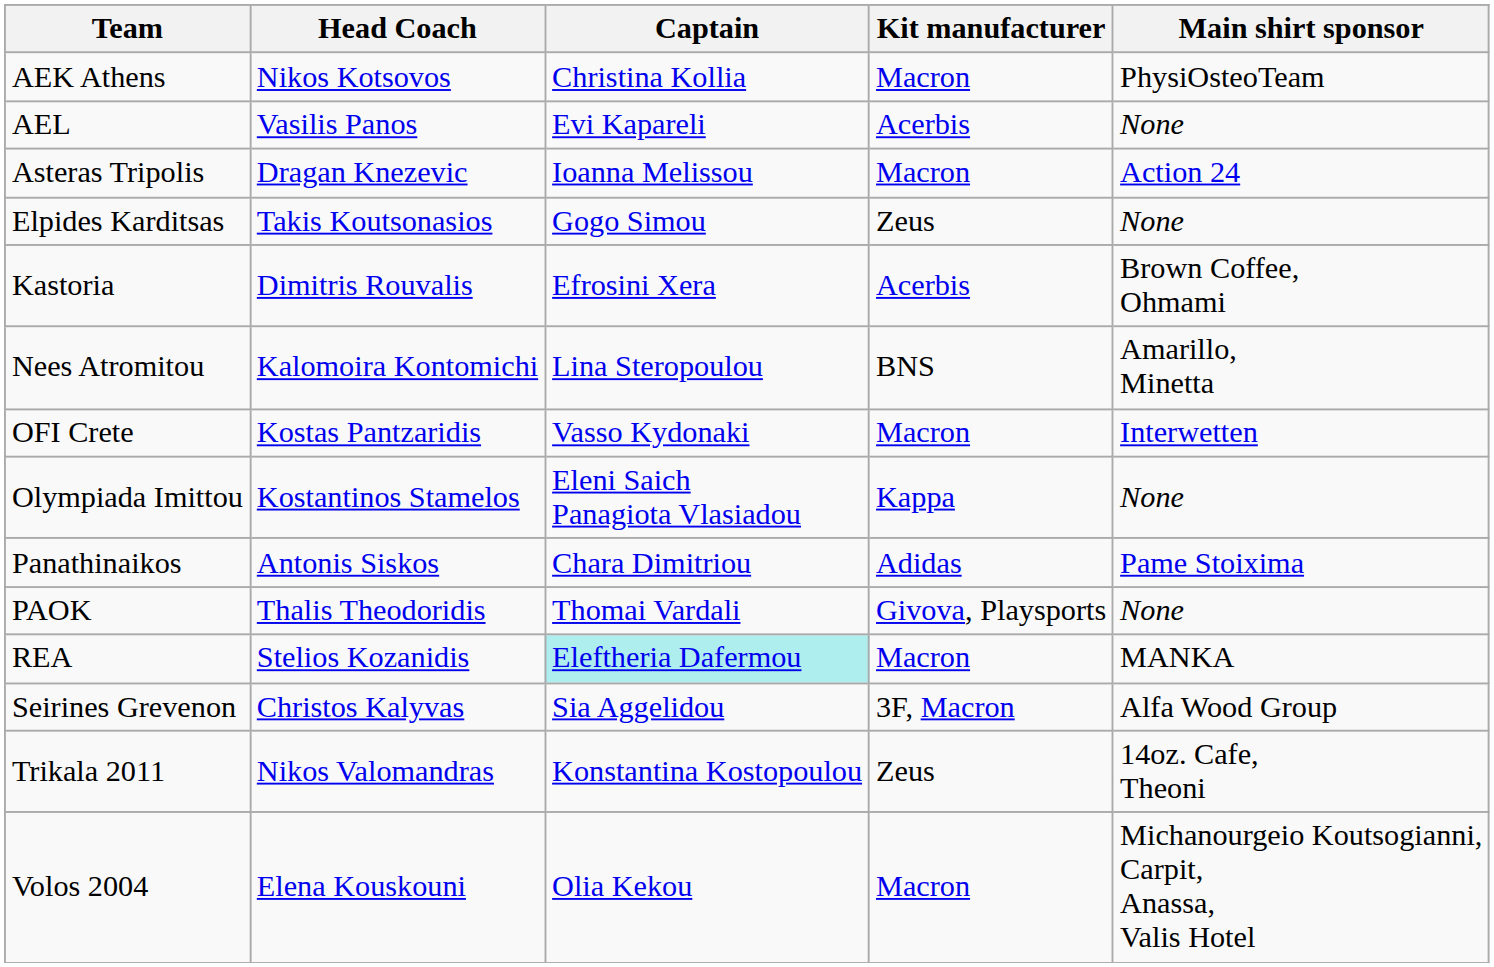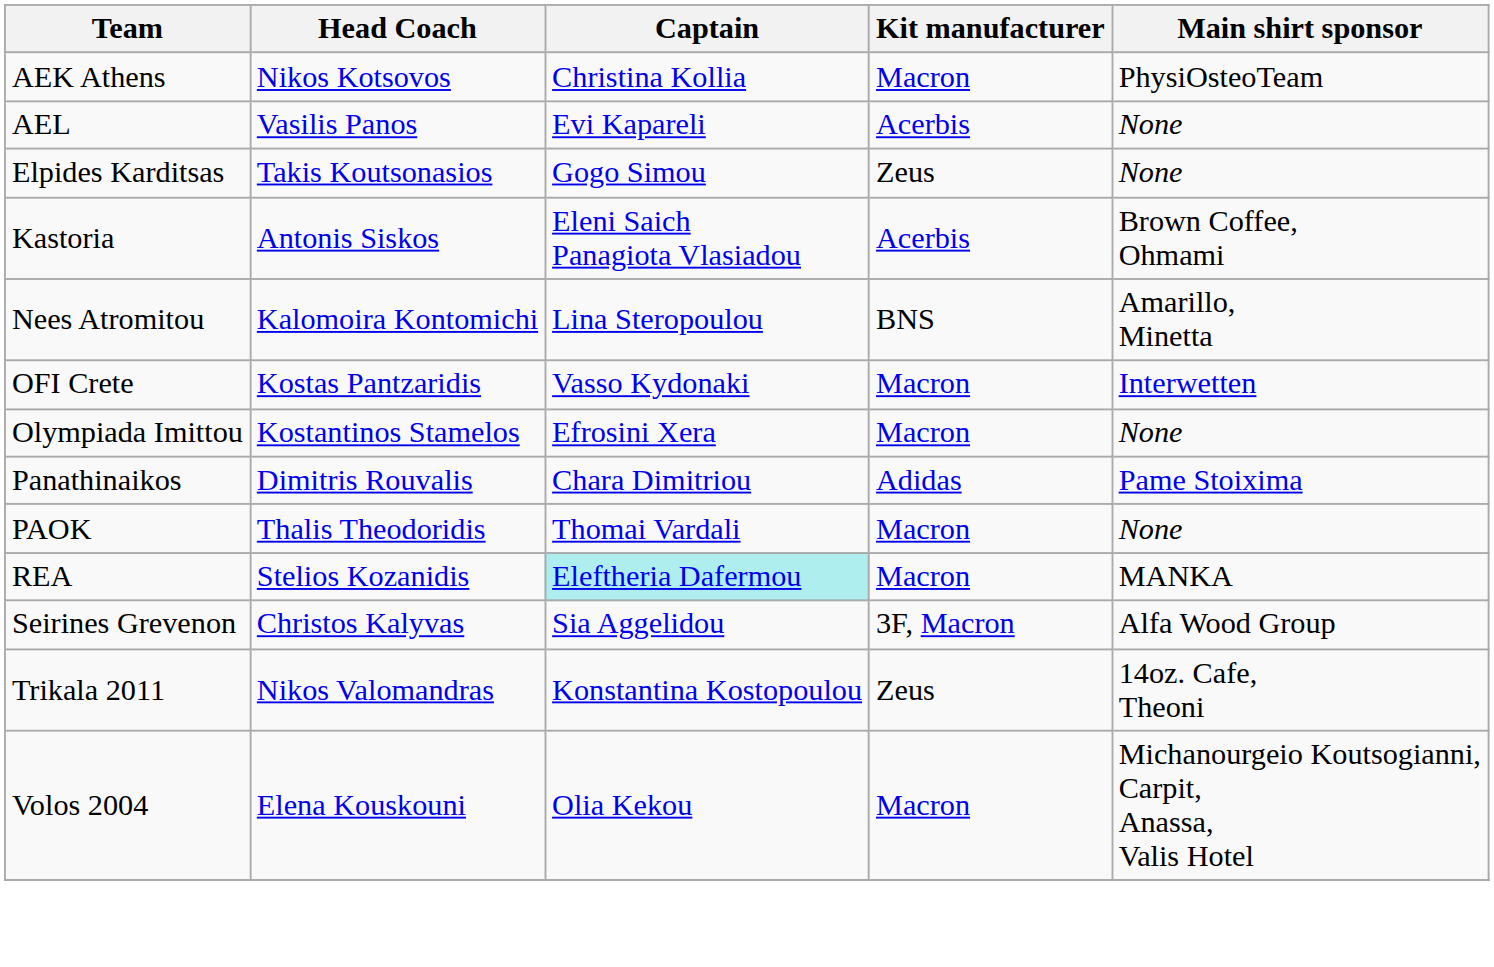- row: (108, 172)
(365, 285) Dimitris Rouvalis -> (348, 237) Antonis Siskos
(634, 285) Efrosini Xera -> (677, 237) Eleni Saich Panagiota Vlasiadou
(677, 497) Eleni Saich Panagiota Vlasiadou -> (634, 432) Efrosini Xera
(915, 497) Kappa -> (923, 432) Macron
(348, 562) Antonis Siskos -> (365, 480) Dimitris Rouvalis
(991, 610) Givova, Playsports -> (923, 528) Macron
